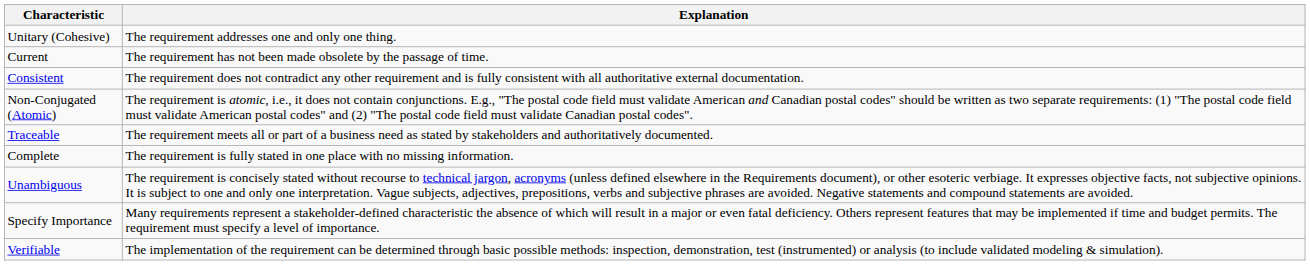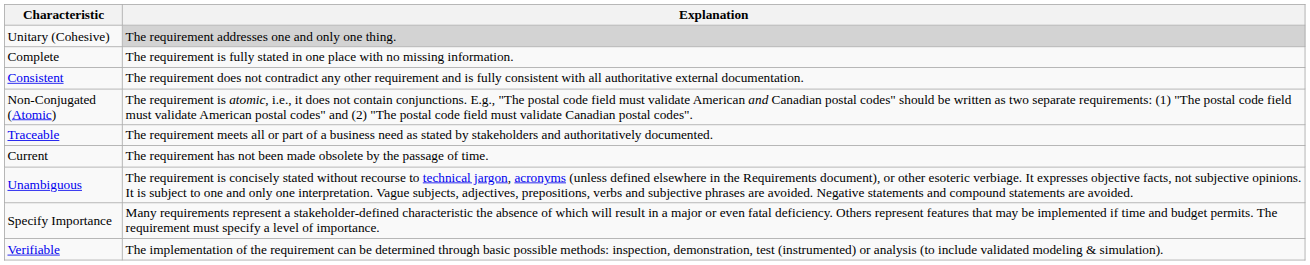(261, 36) no background -> (261, 36) lightgrey background
rows swapped: (33, 156) <-> (28, 57)
